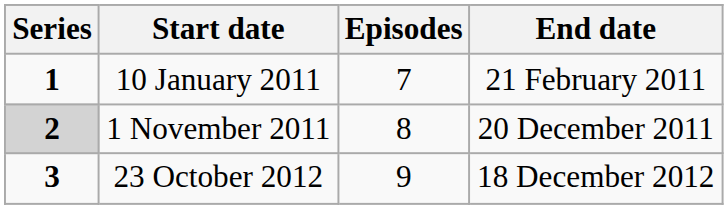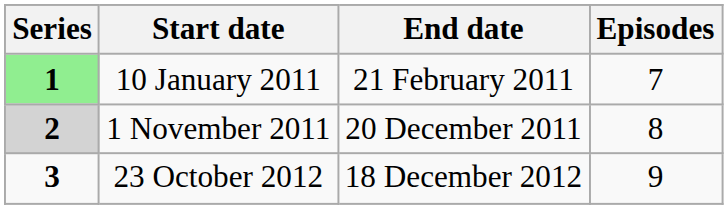columns swapped: (596, 29) <-> (404, 29)
(52, 78) no background -> (52, 78) lightgreen background
